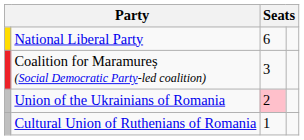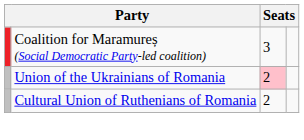- row: (79, 38)
(267, 123) 1 -> (267, 100) 2
